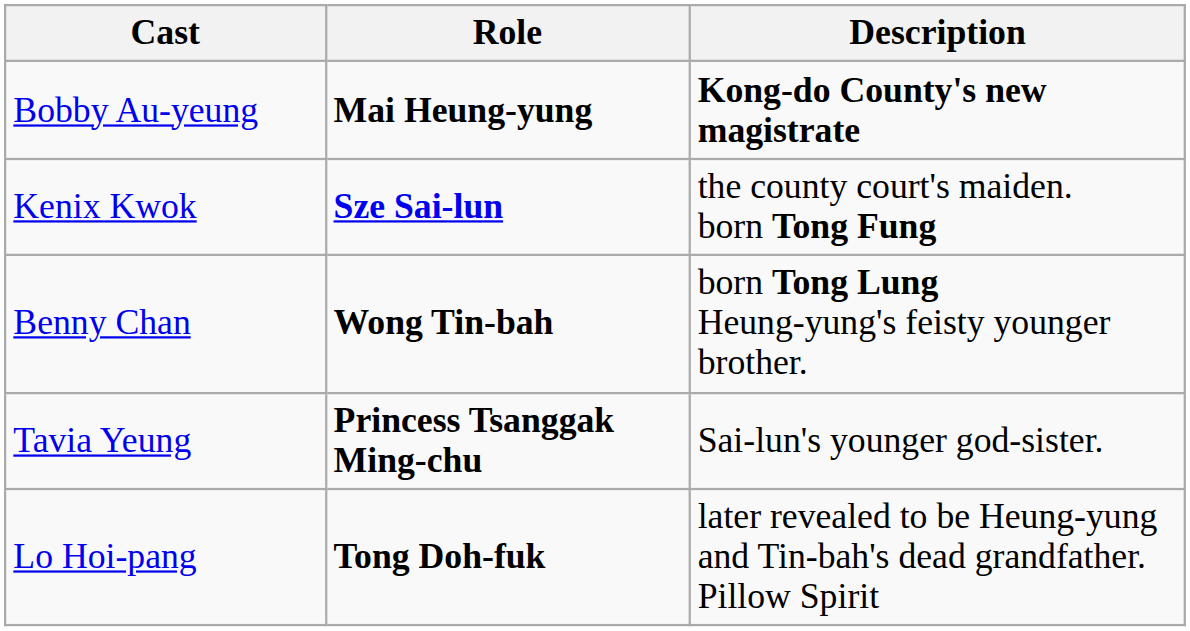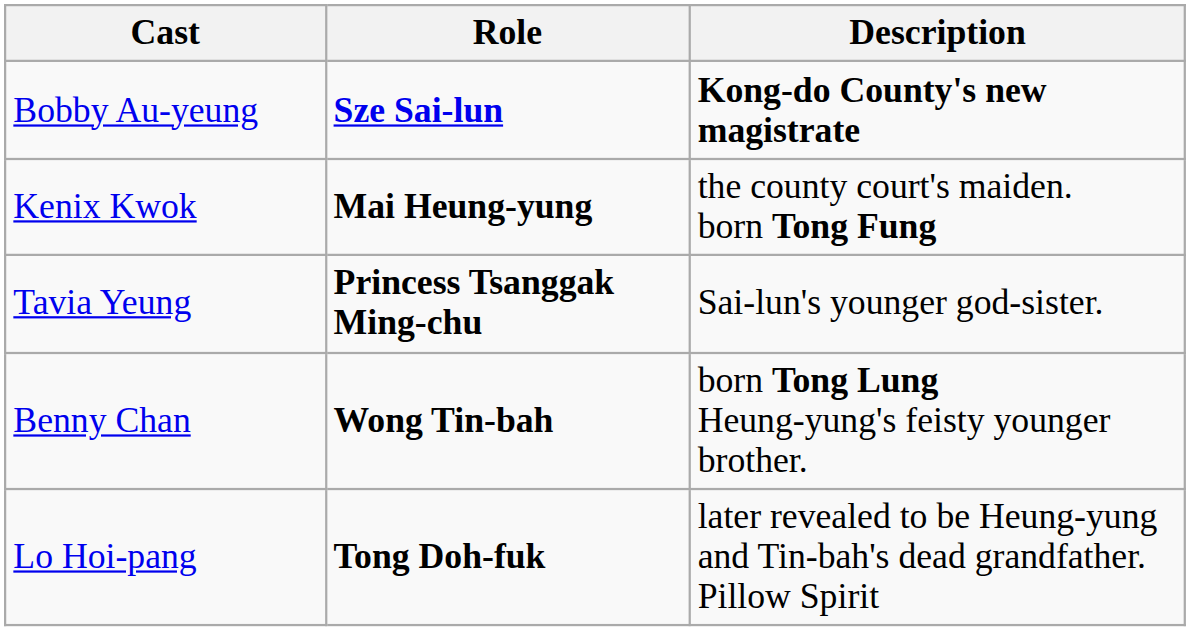(463, 109) Mai Heung-yung -> (418, 109) Sze Sai-lun
(418, 206) Sze Sai-lun -> (463, 206) Mai Heung-yung
rows swapped: (102, 322) <-> (102, 439)
